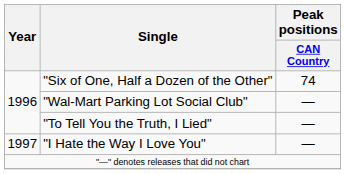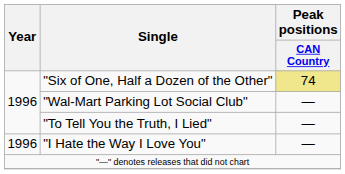(308, 81) no background -> (308, 81) khaki background
(22, 144) 1997 -> (22, 144) 1996
